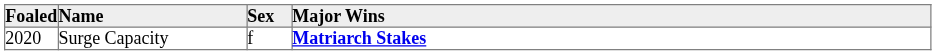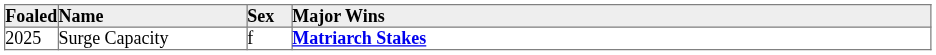(23, 38) 2020 -> (23, 38) 2025
